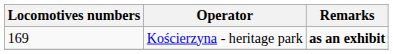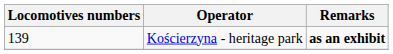(18, 37) 169 -> (18, 37) 139
